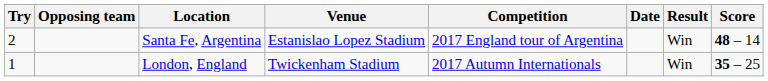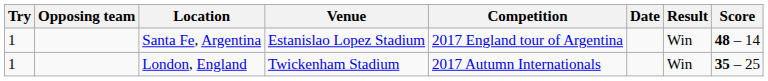(12, 40) 2 -> (12, 40) 1
